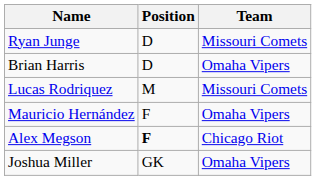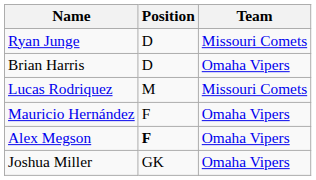(243, 138) Chicago Riot -> (246, 138) Omaha Vipers
